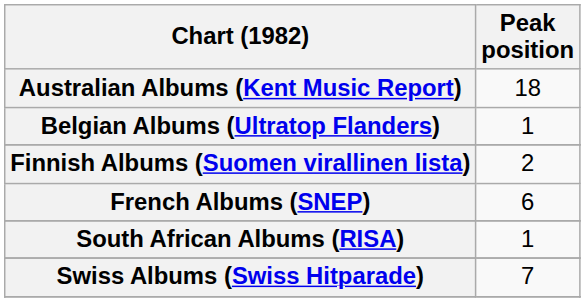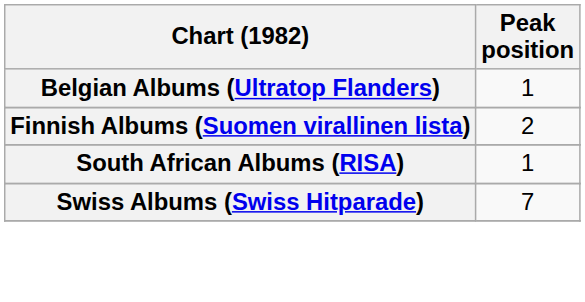- row: (240, 88)
- row: (240, 201)
